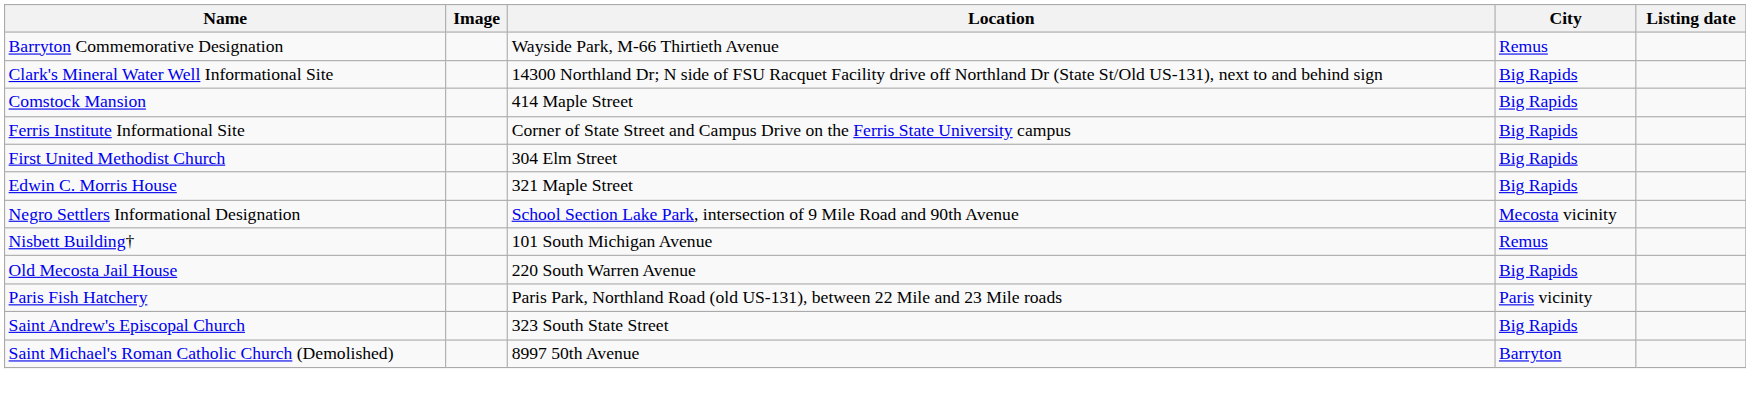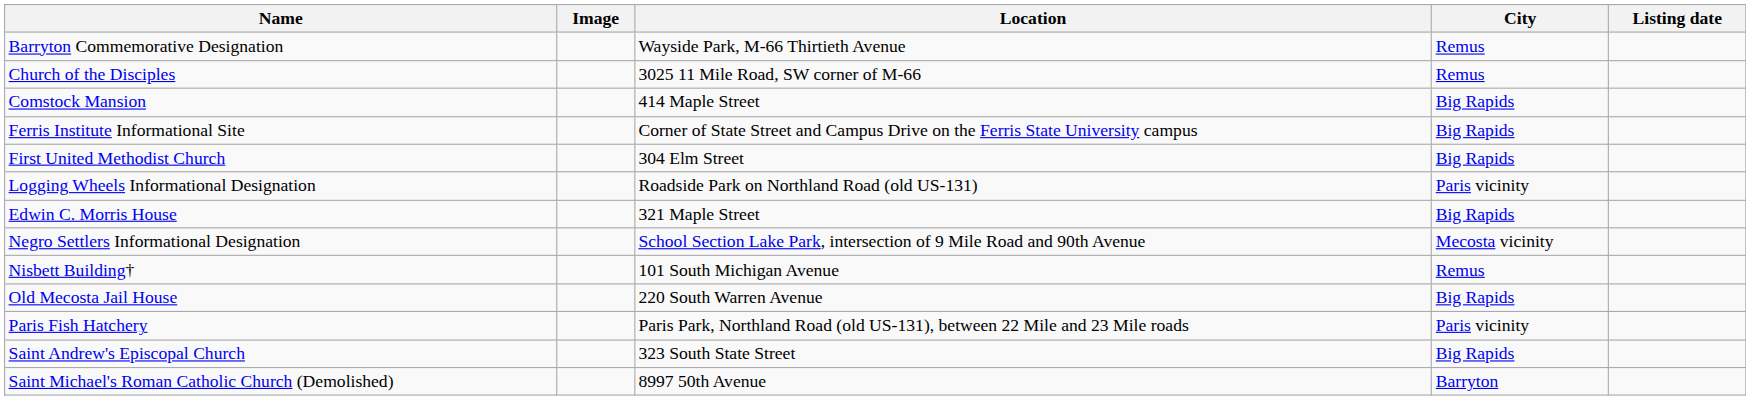+ row: (92, 74)
- row: (171, 74)
+ row: (162, 185)
